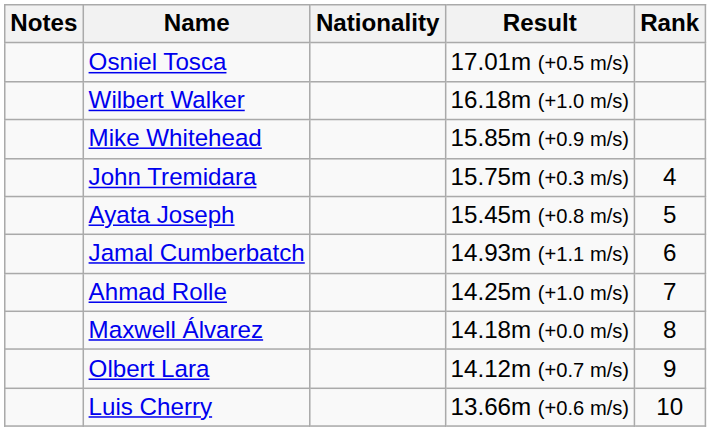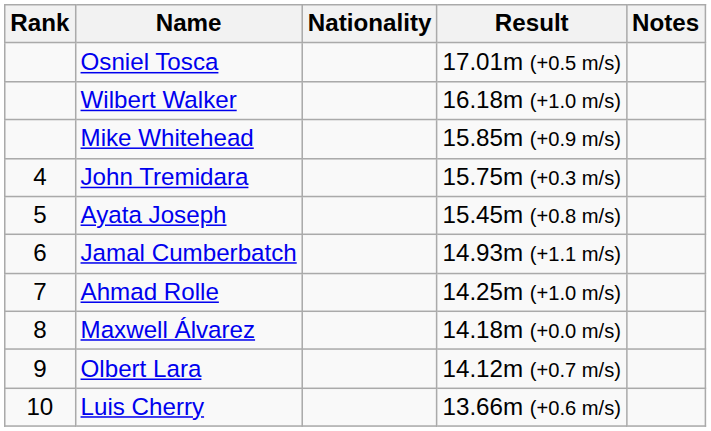columns swapped: (670, 23) <-> (44, 23)
